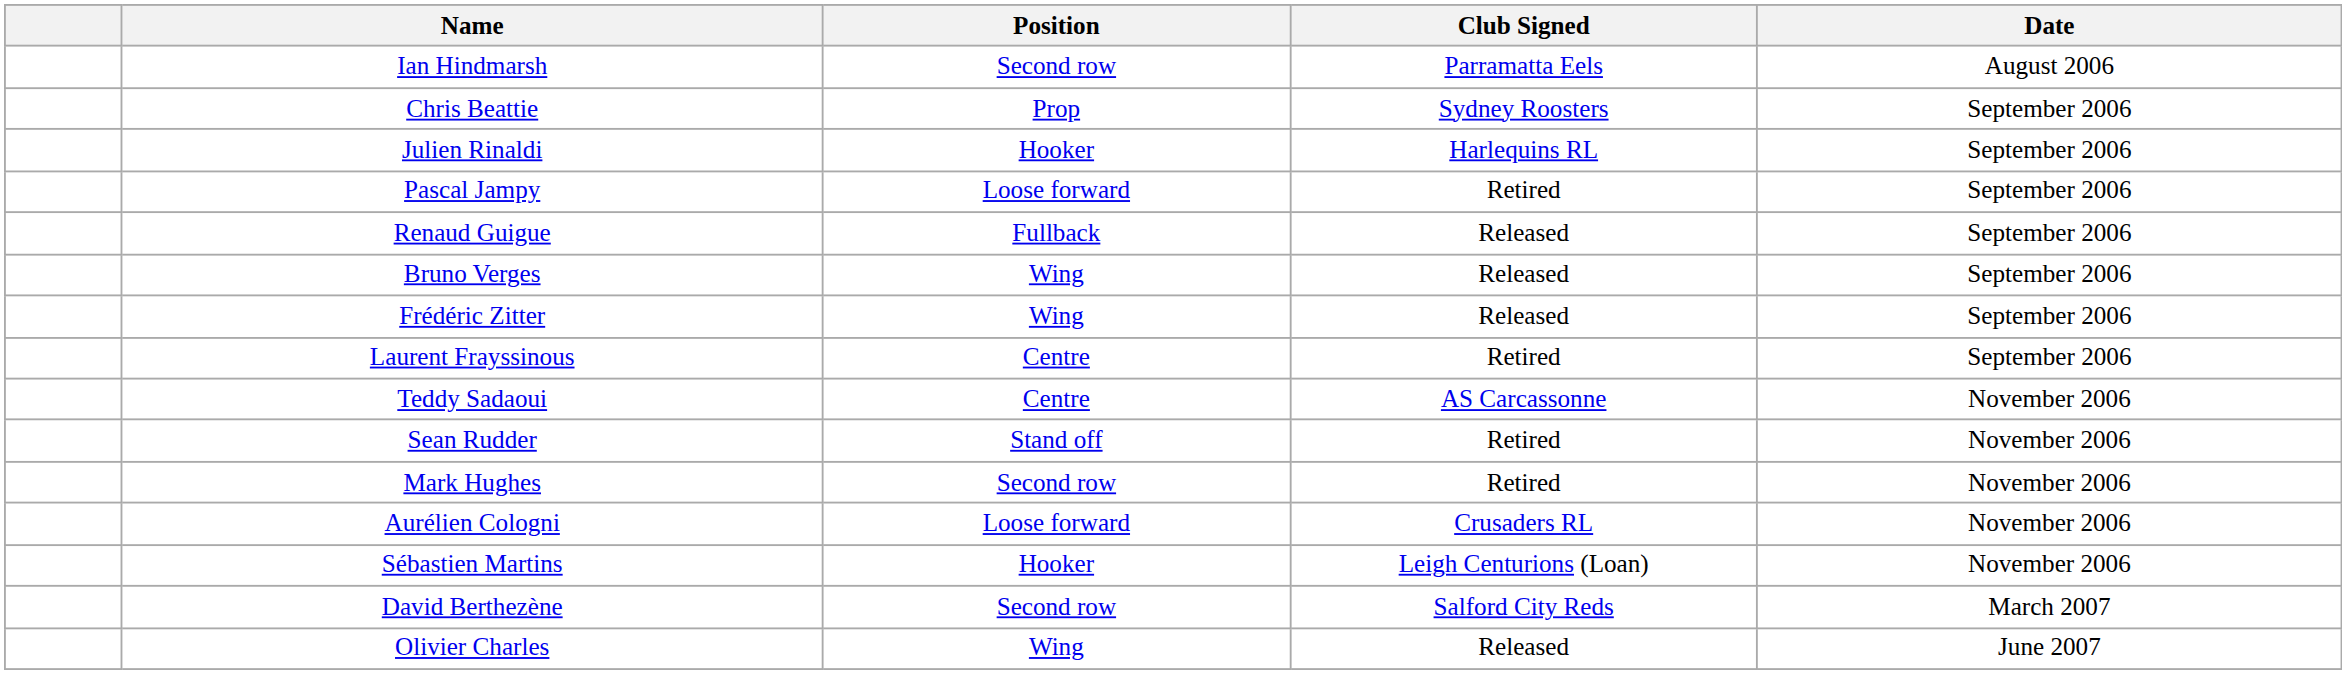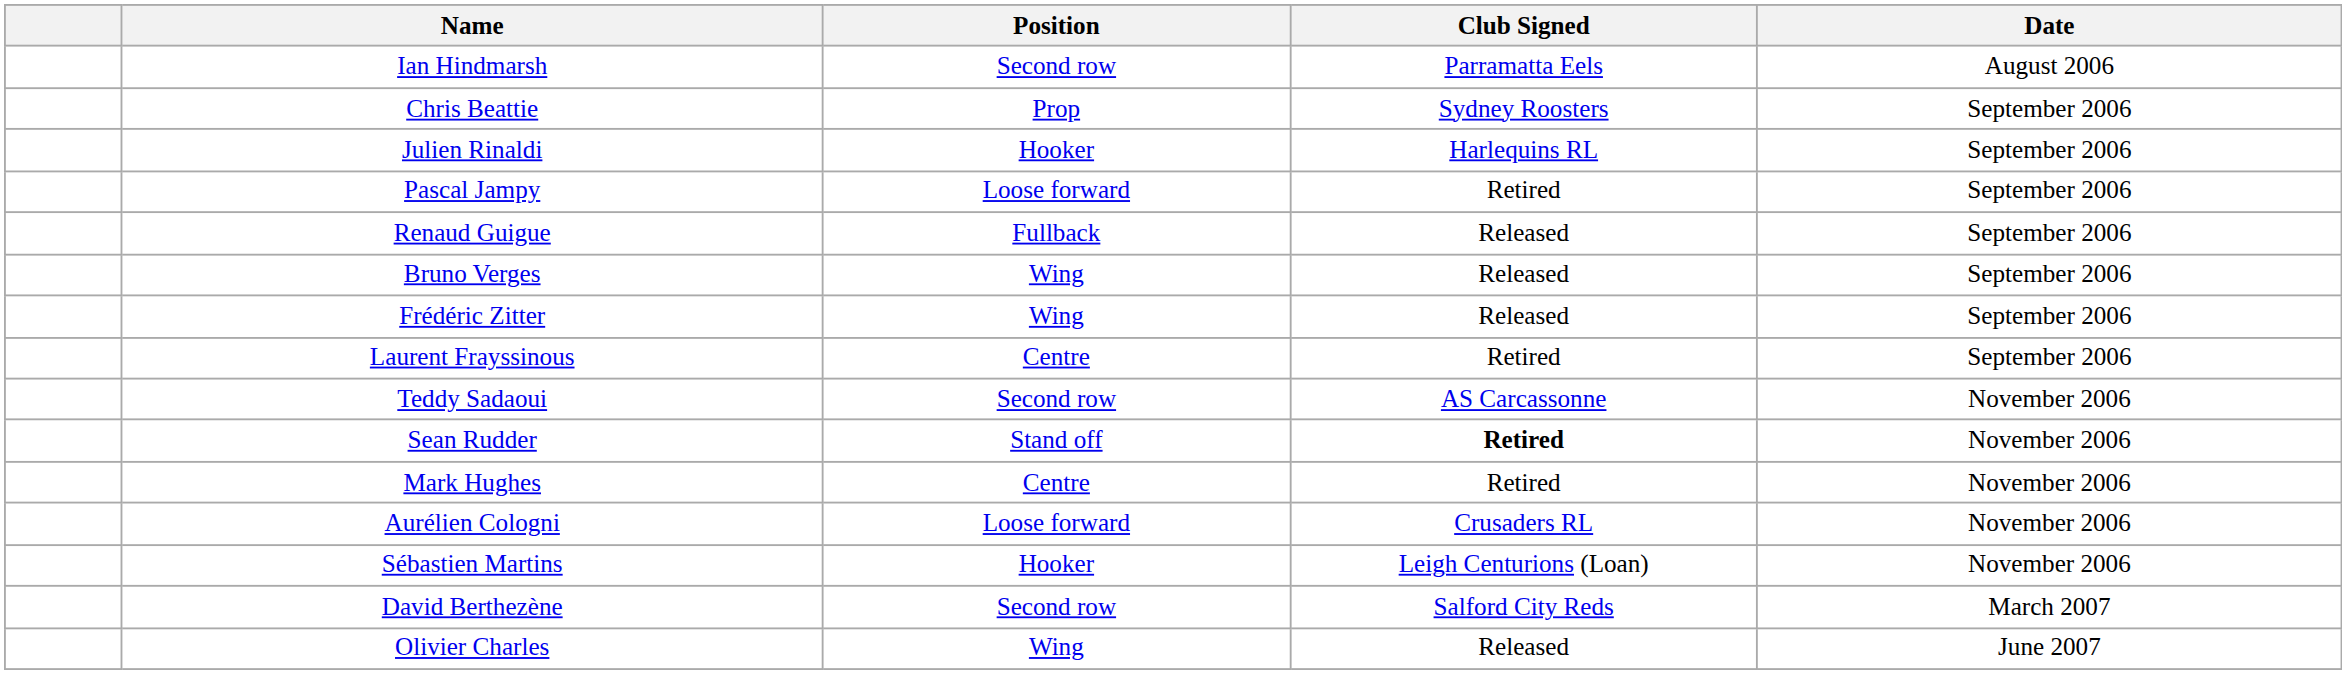(1056, 398) Centre -> (1056, 398) Second row
(1524, 439) normal -> (1524, 439) bold
(1056, 481) Second row -> (1056, 481) Centre
